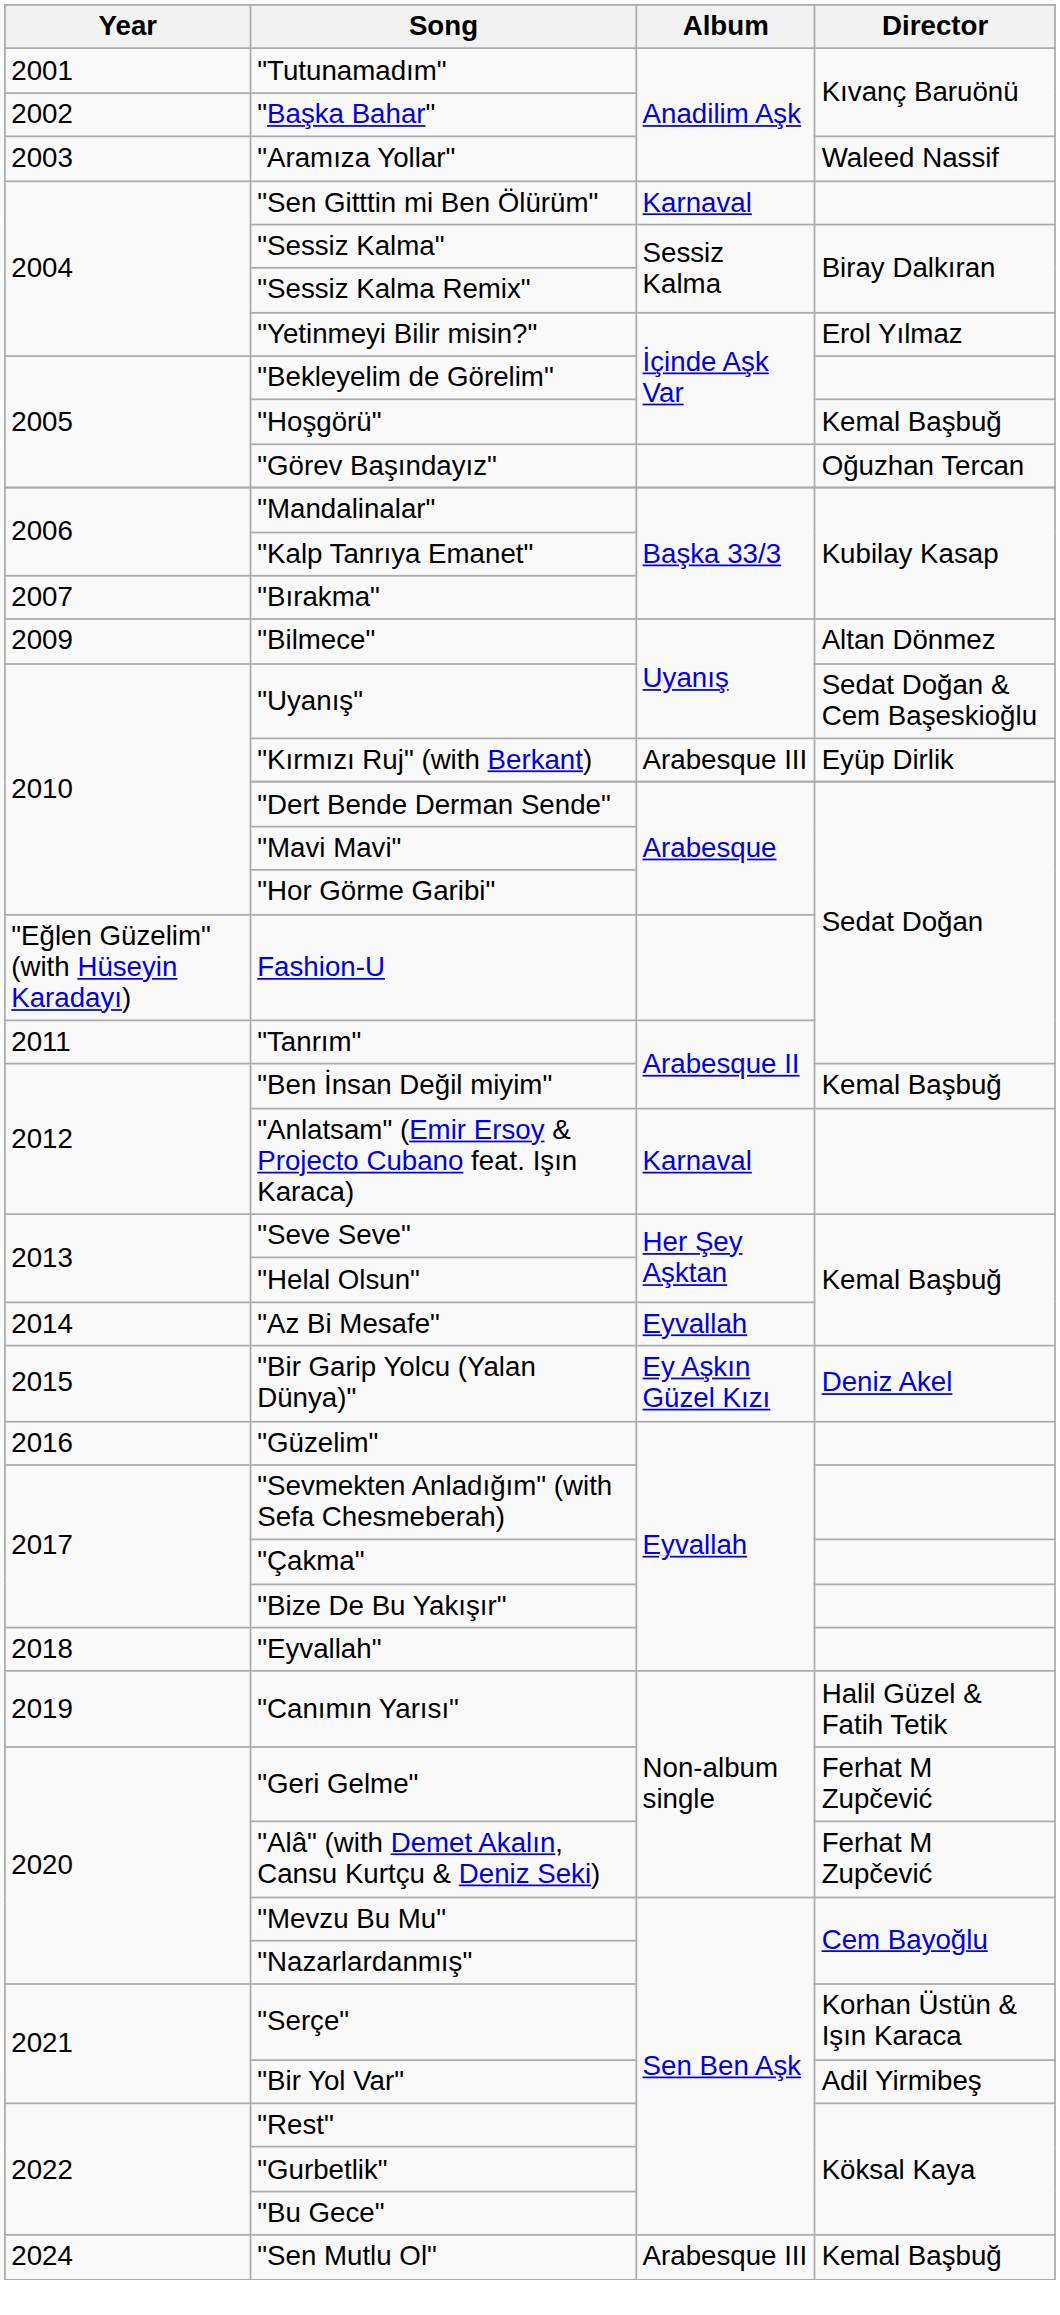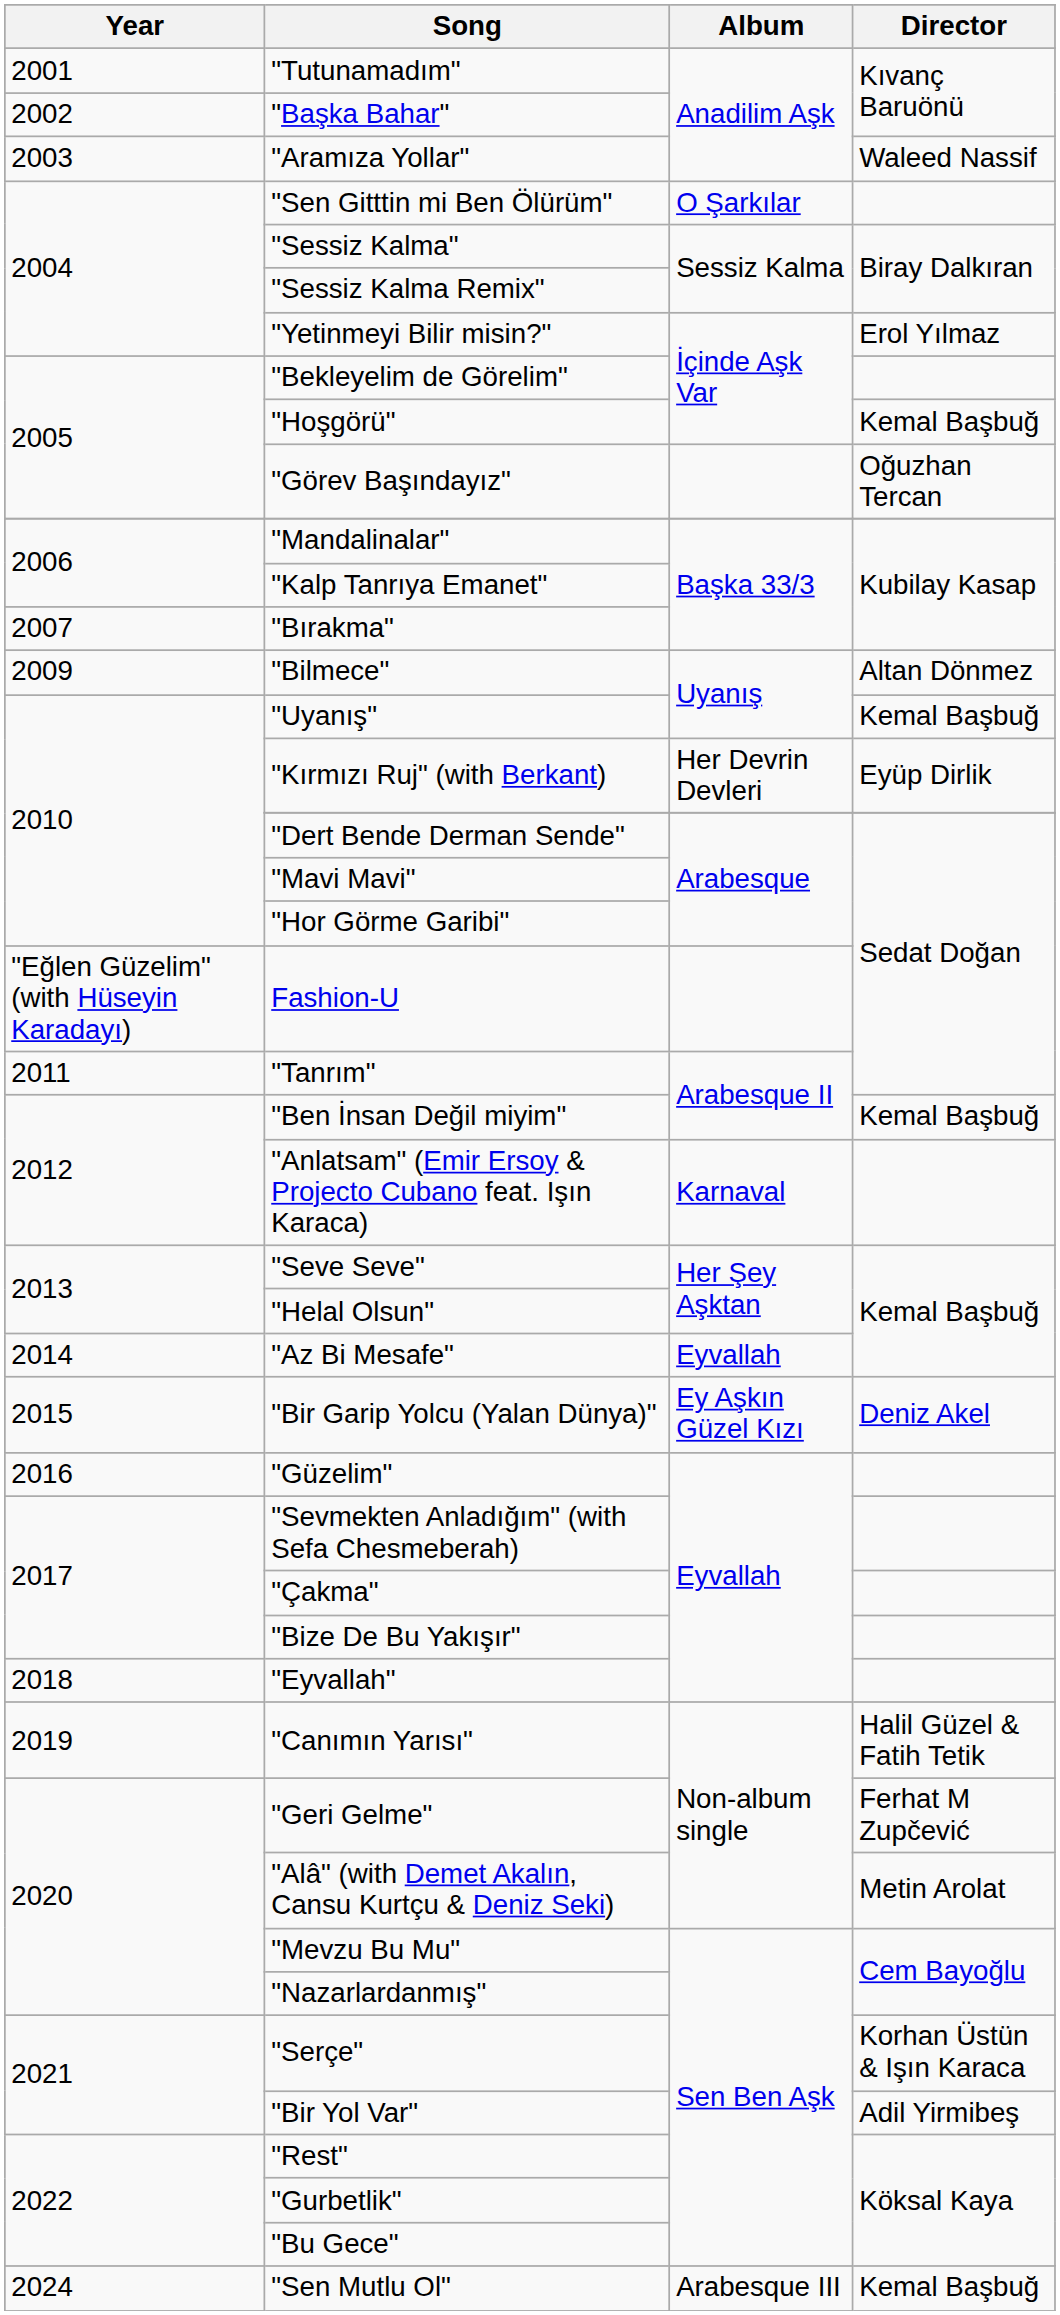(697, 202) Karnaval -> (738, 202) O Şarkılar
(929, 700) Sedat Doğan & Cem Başeskioğlu -> (949, 716) Kemal Başbuğ
(725, 759) Arabesque III -> (742, 775) Her Devrin Devleri
(877, 1858) Ferhat M Zupčević -> (932, 1889) Metin Arolat
